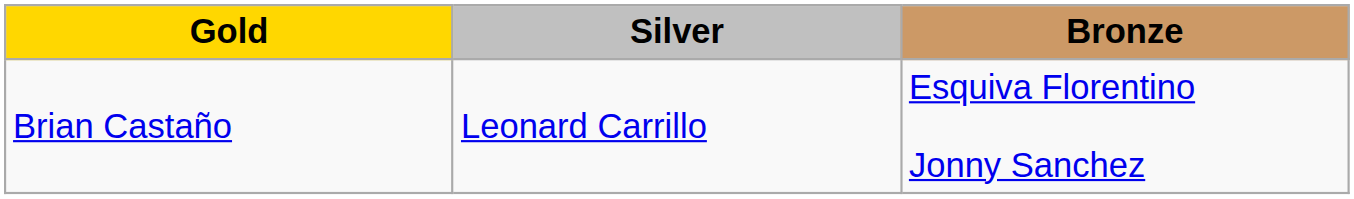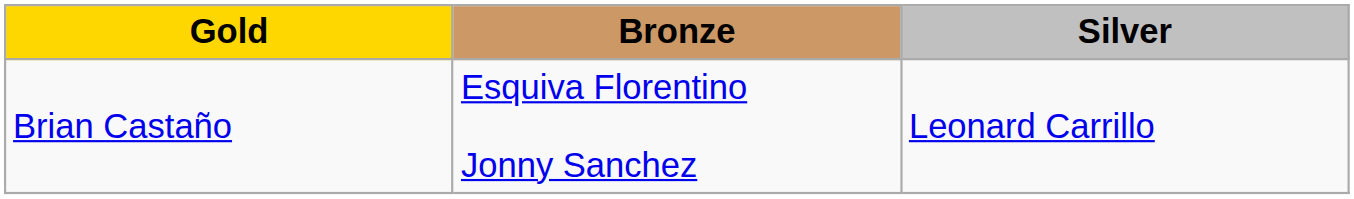columns swapped: (677, 31) <-> (1125, 31)
